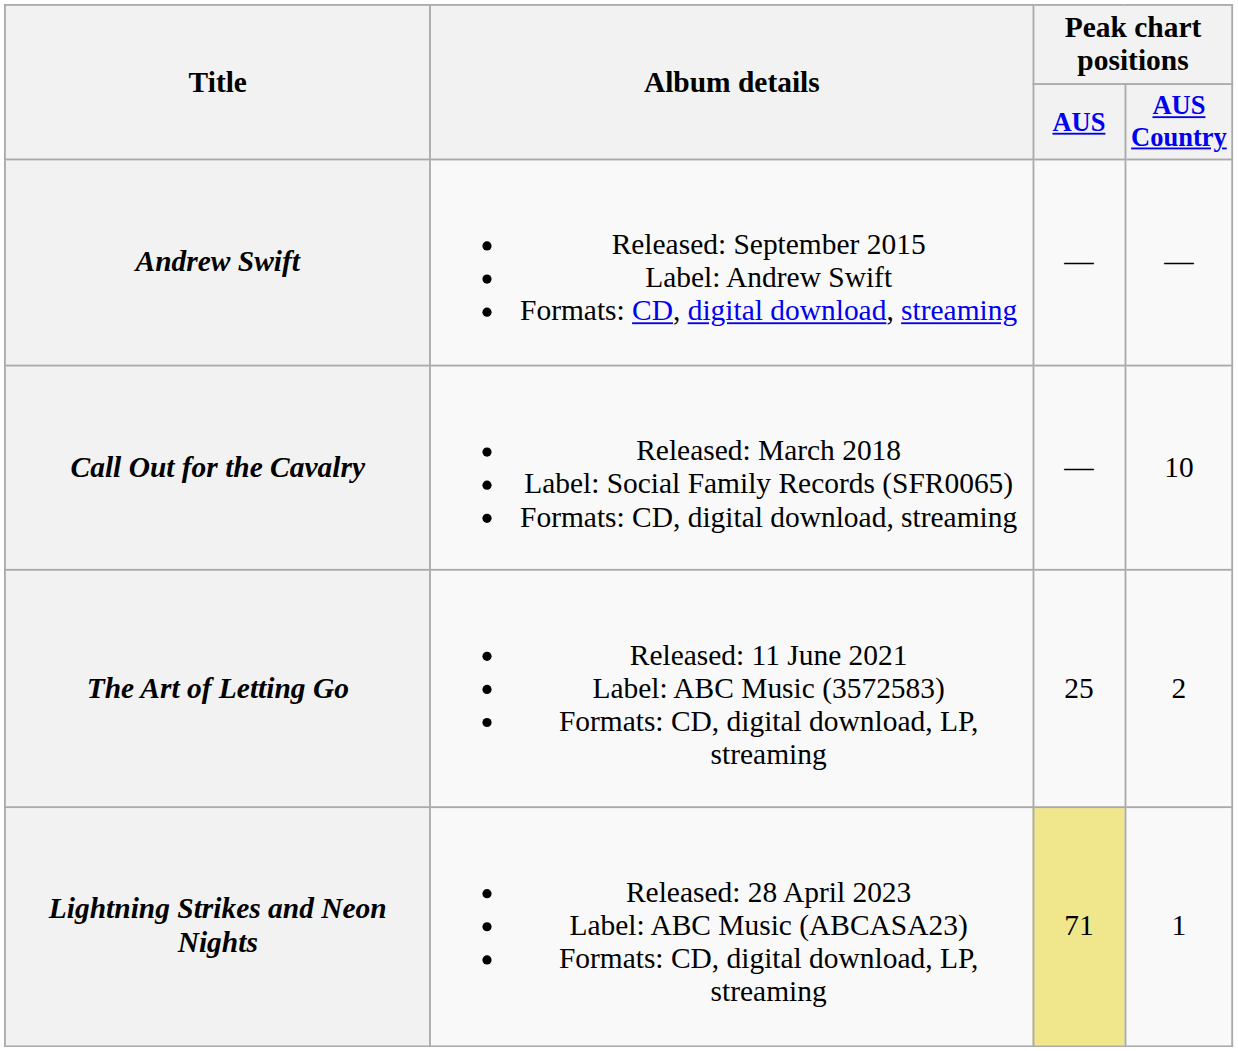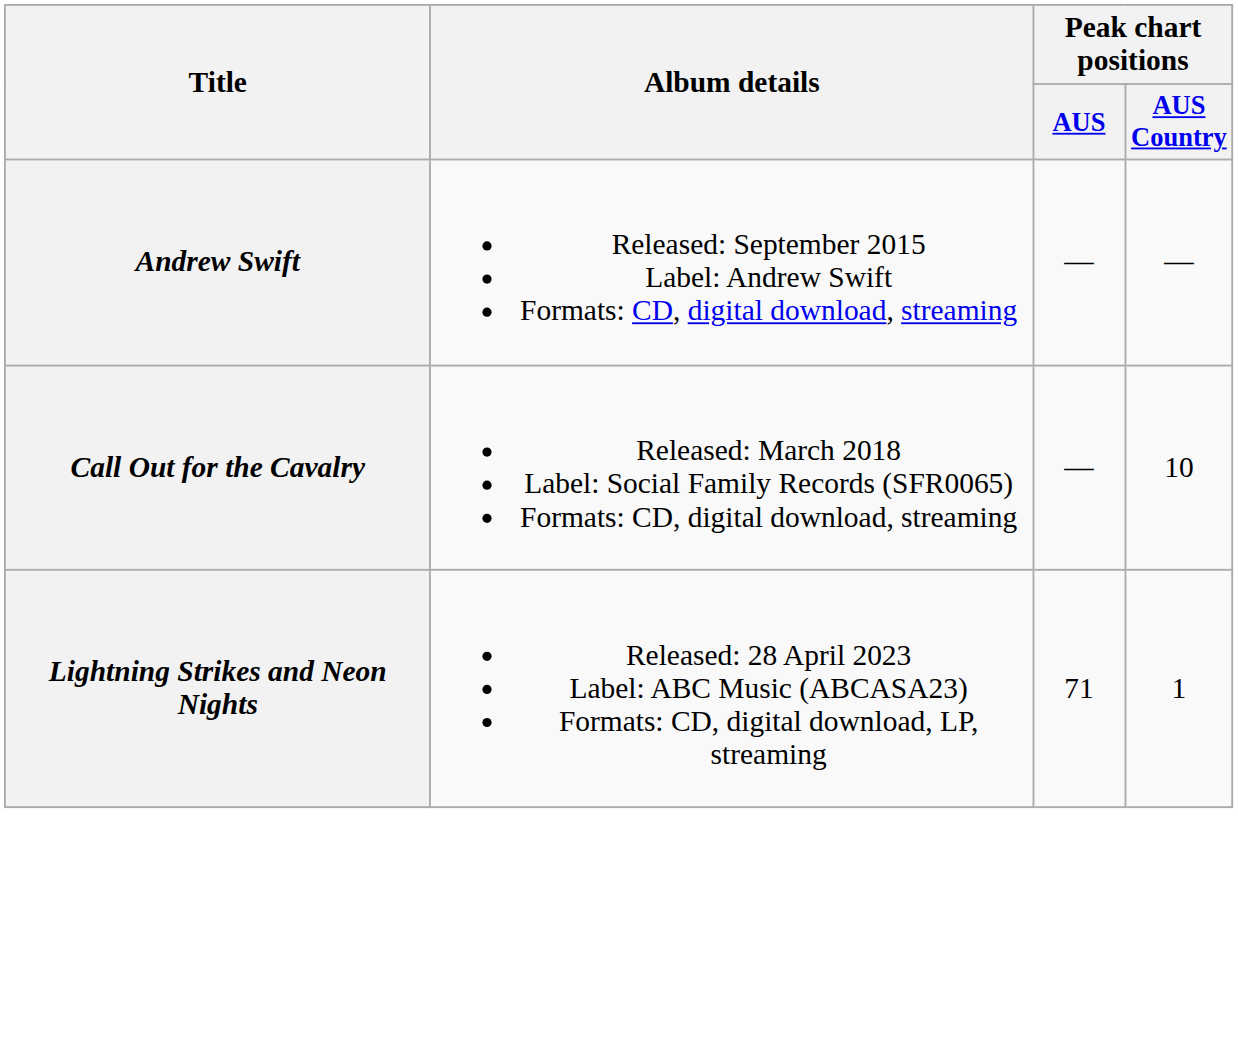- row: (218, 688)
(1079, 926) khaki background -> (1079, 688) no background
